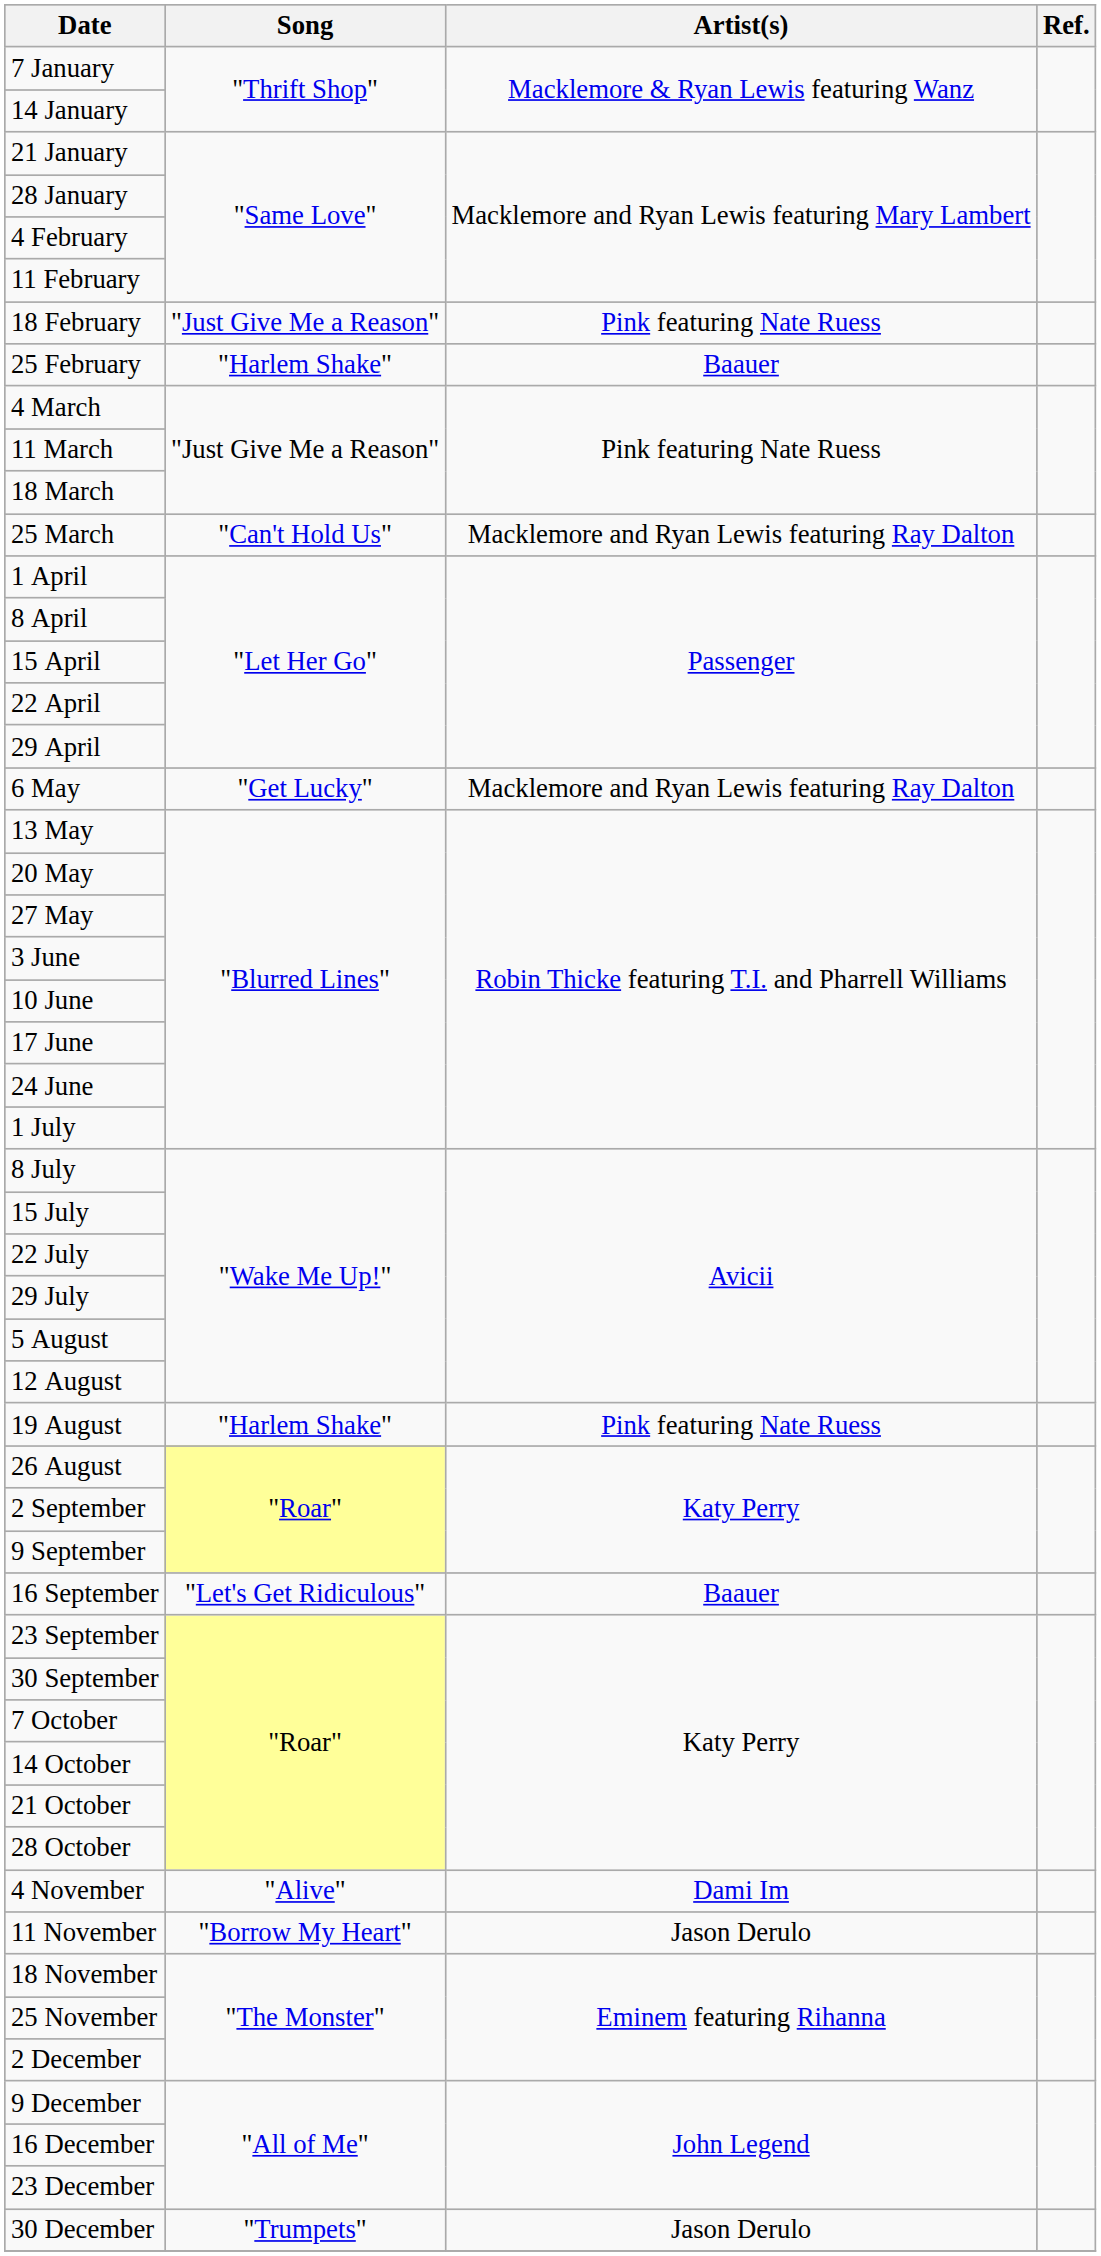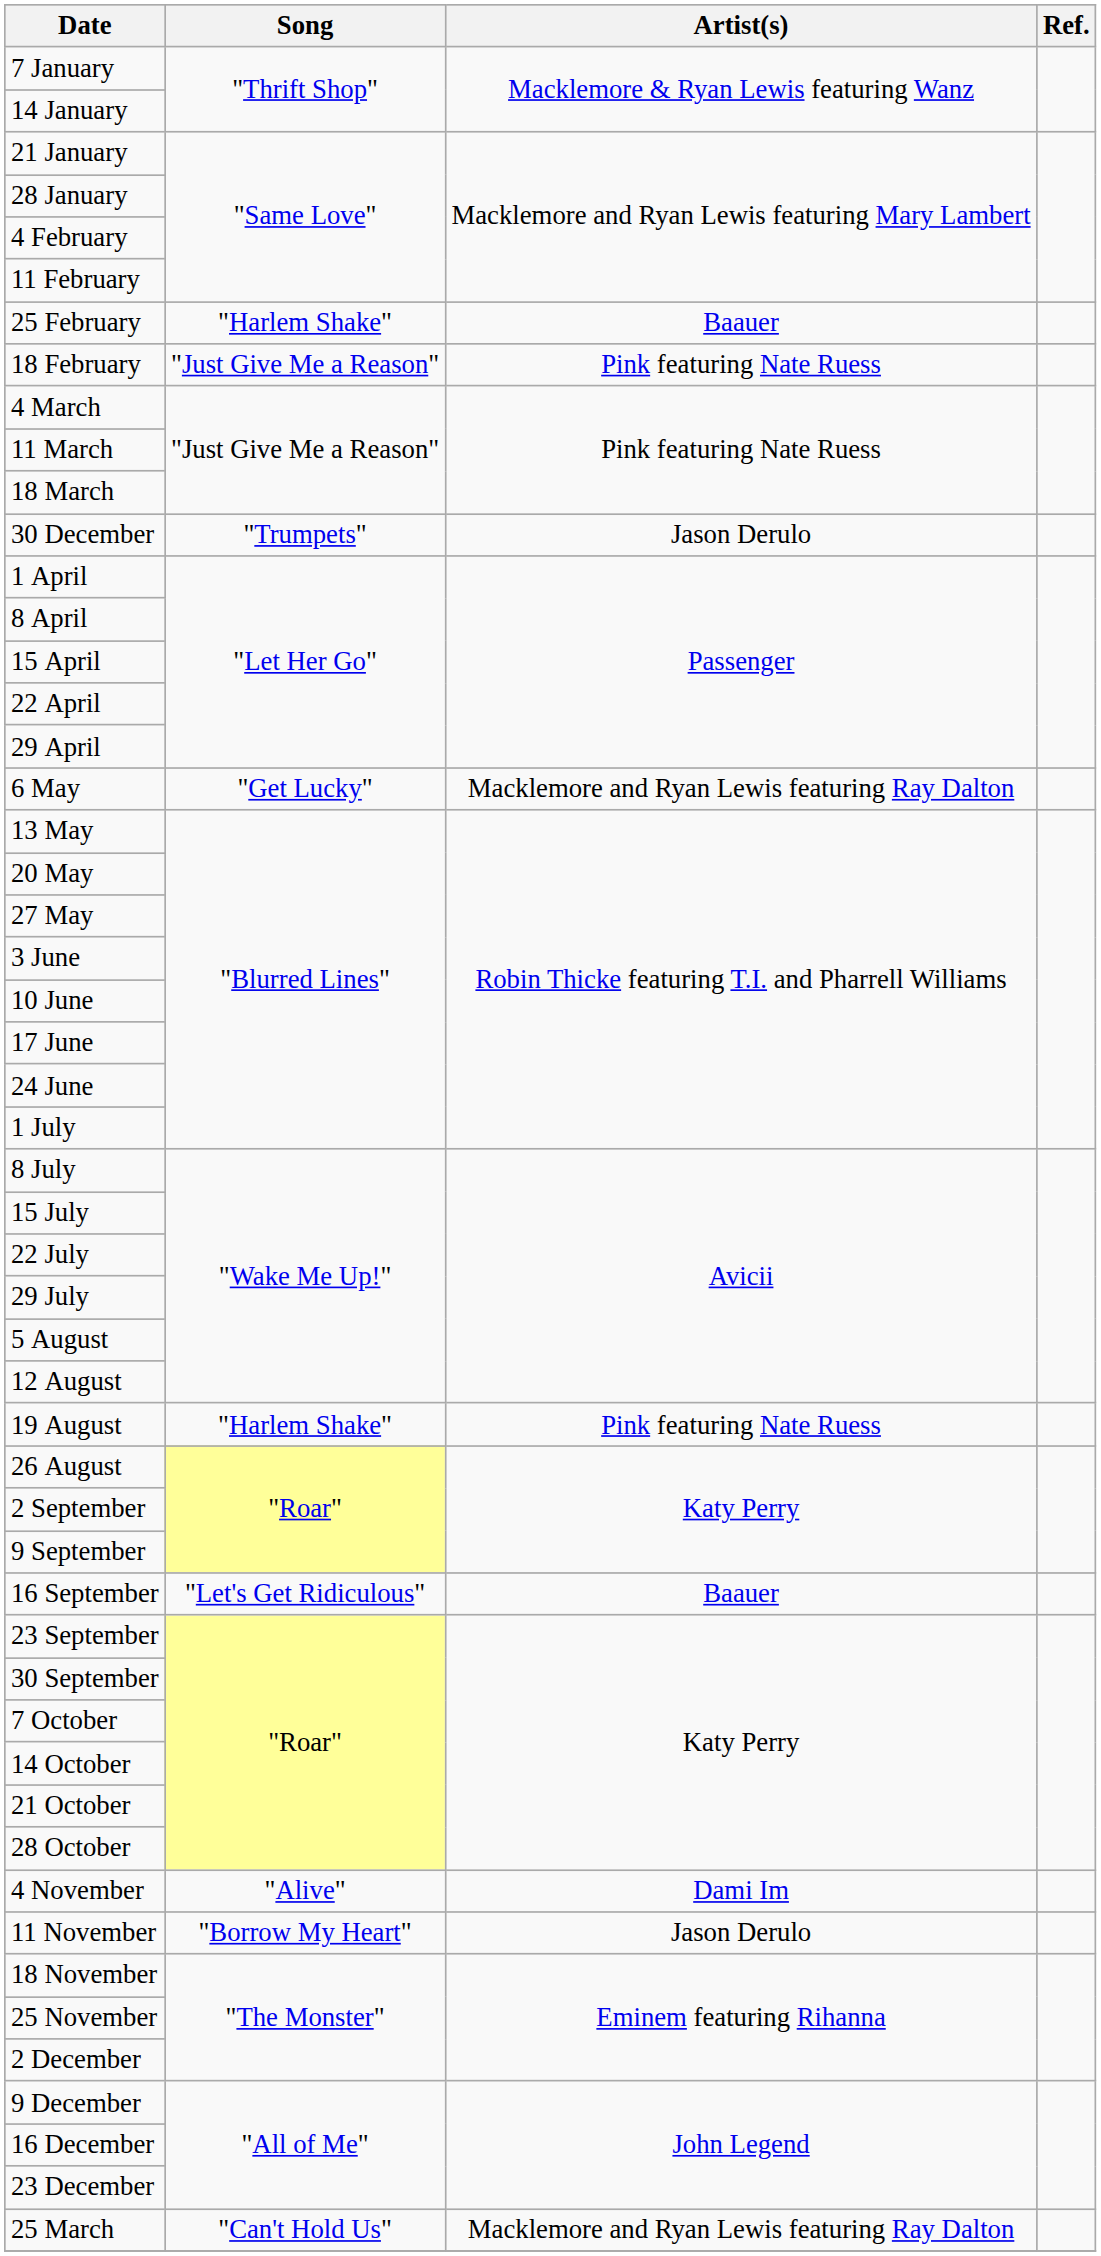rows swapped: (76, 322) <-> (76, 364)
rows swapped: (63, 534) <-> (83, 2229)
